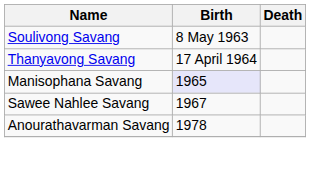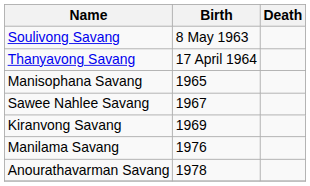(191, 81) lavender background -> (191, 81) no background
+ row: (65, 125)
+ row: (63, 147)
